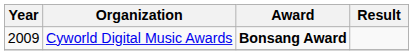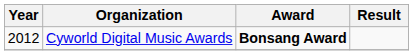(24, 38) 2009 -> (24, 38) 2012
